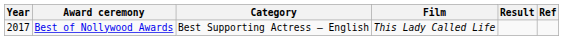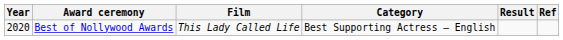columns swapped: (274, 12) <-> (435, 12)
(18, 28) 2017 -> (18, 28) 2020
